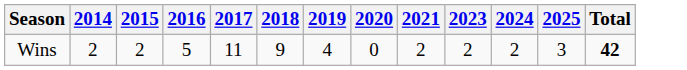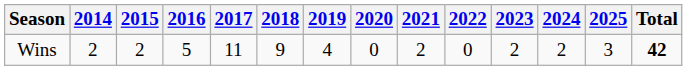+ column: (468, 19)
